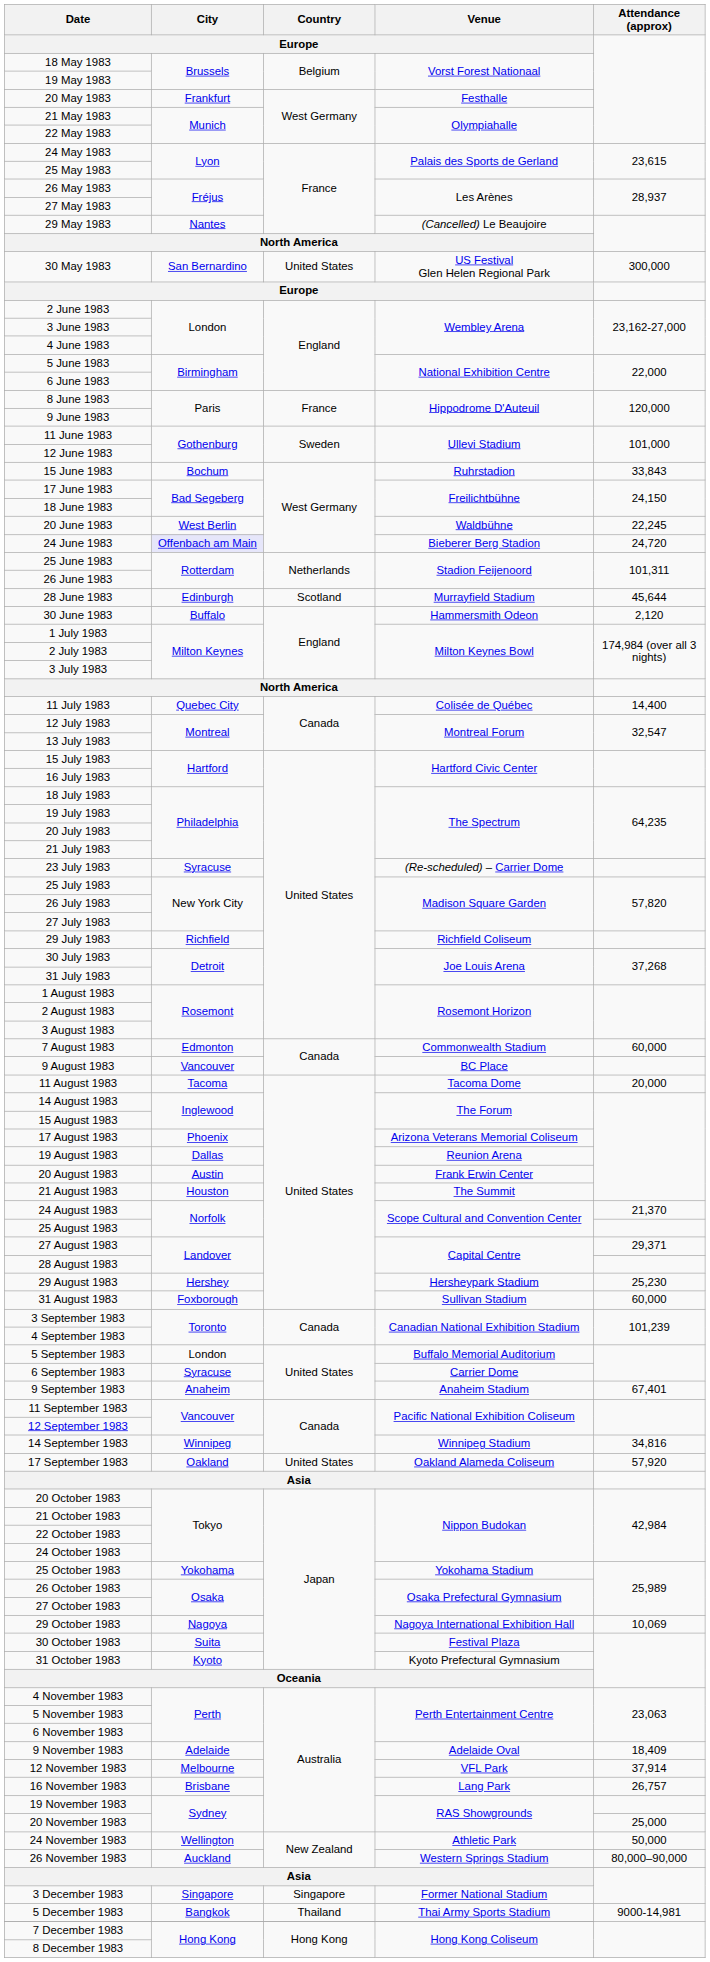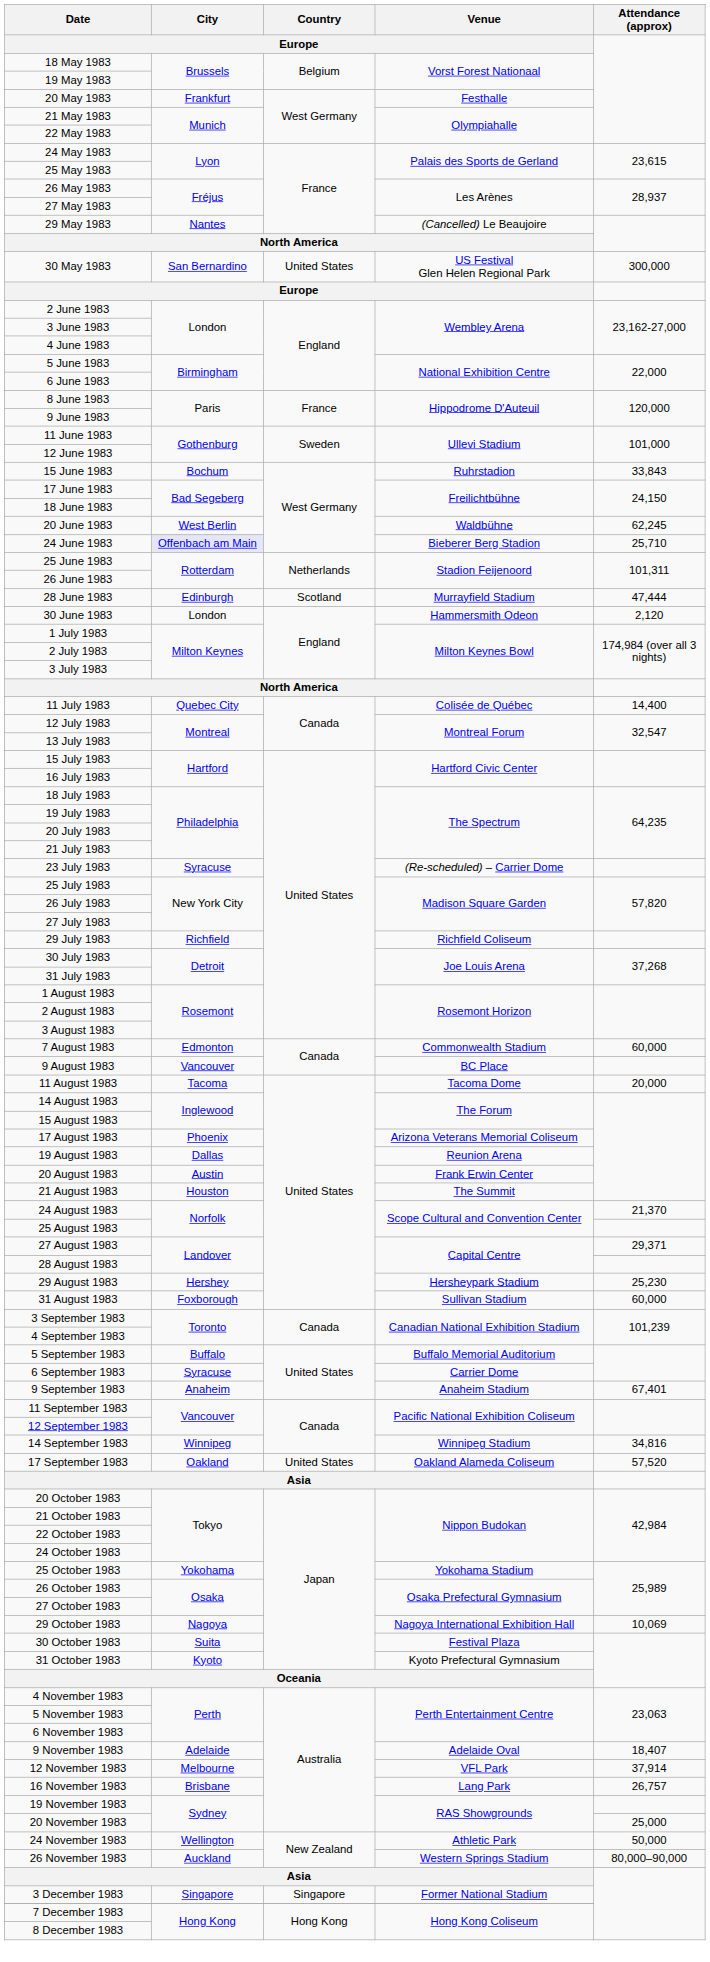(649, 525) 22,245 -> (649, 525) 62,245
(649, 543) 24,720 -> (649, 543) 25,710
(649, 597) 45,644 -> (649, 597) 47,444
(207, 615) Buffalo -> (207, 615) London
(207, 1354) London -> (207, 1354) Buffalo
(649, 1462) 57,920 -> (649, 1462) 57,520
(649, 1750) 18,409 -> (649, 1750) 18,407
- row: (78, 1912)
